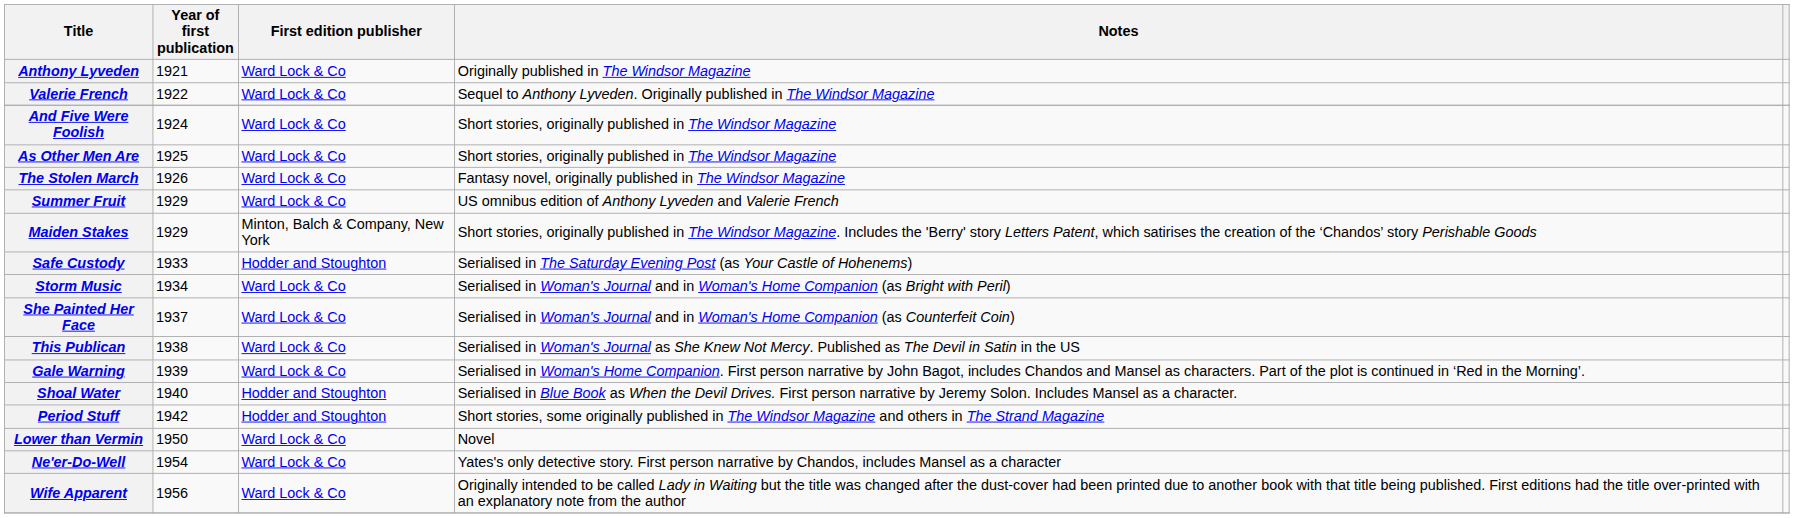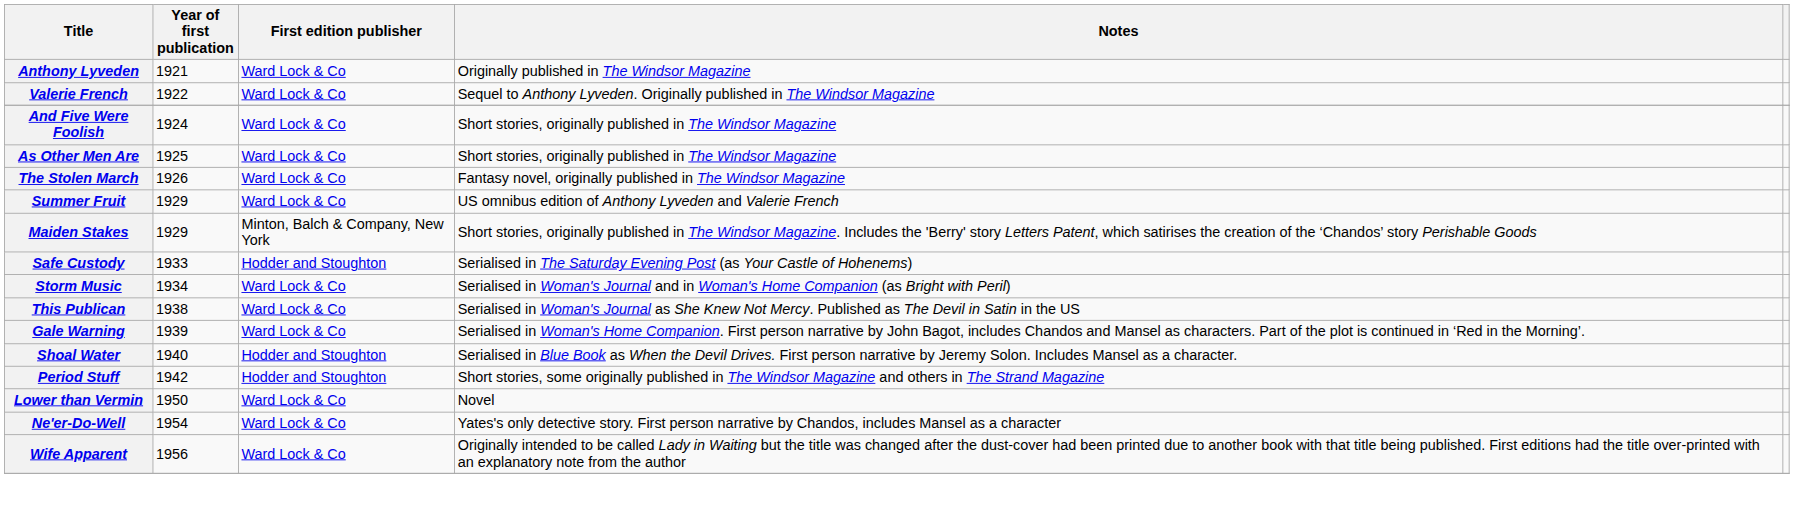- row: (79, 317)
